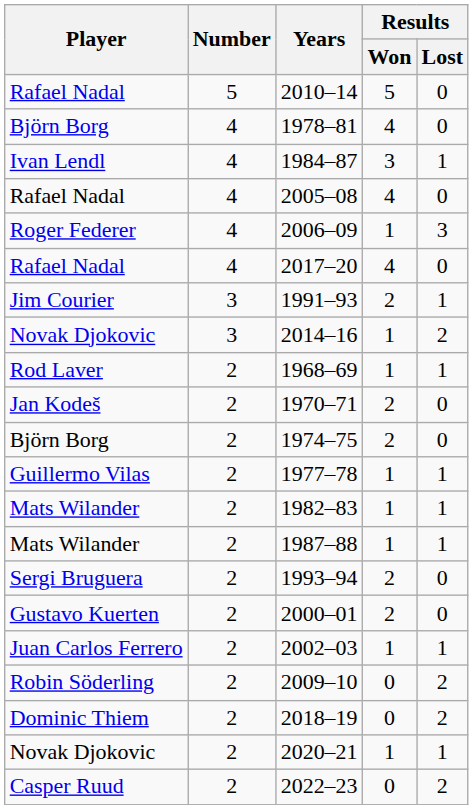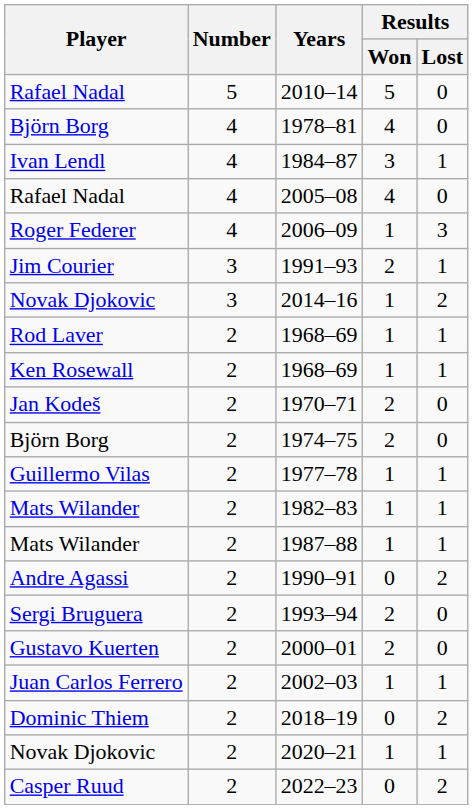- row: (67, 265)
+ row: (72, 369)
+ row: (69, 578)
- row: (82, 682)
